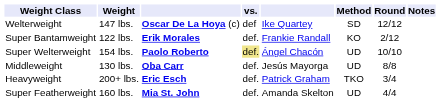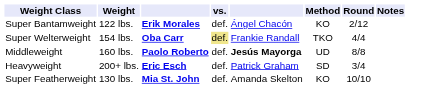- row: (33, 24)
(296, 38) Frankie Randall -> (262, 24) Ángel Chacón
(175, 52) Paolo Roberto -> (163, 38) Oba Carr
(293, 52) Ángel Chacón -> (265, 38) Frankie Randall
(354, 52) UD -> (323, 38) TKO
(390, 52) 10/10 -> (359, 38) 4/4
(116, 65) 130 lbs. -> (116, 52) 160 lbs.
(163, 65) Oba Carr -> (175, 52) Paolo Roberto
(295, 65) normal -> (266, 52) bold
(354, 79) TKO -> (323, 65) SD
(116, 93) 160 lbs. -> (116, 79) 130 lbs.
(354, 93) UD -> (323, 79) KO
(390, 93) 4/4 -> (359, 79) 10/10
